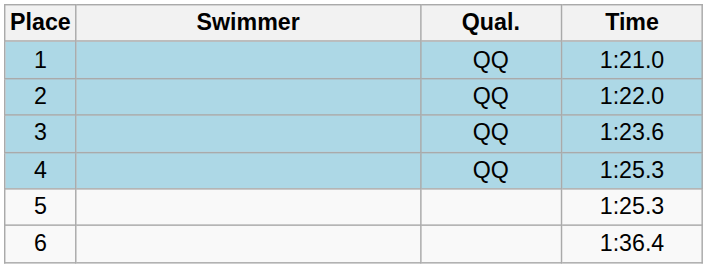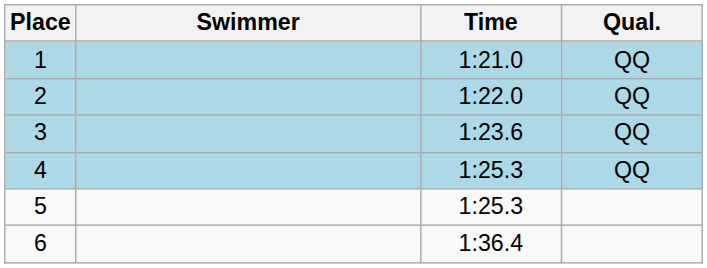columns swapped: (632, 22) <-> (491, 22)
